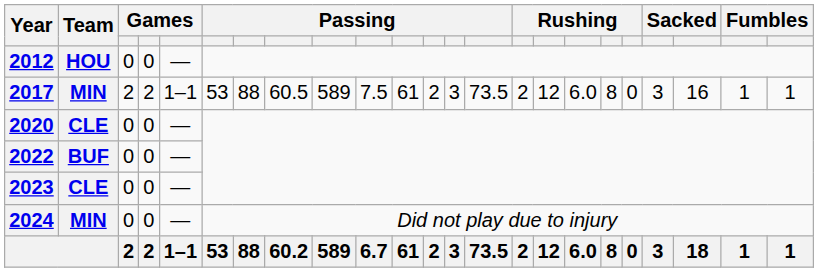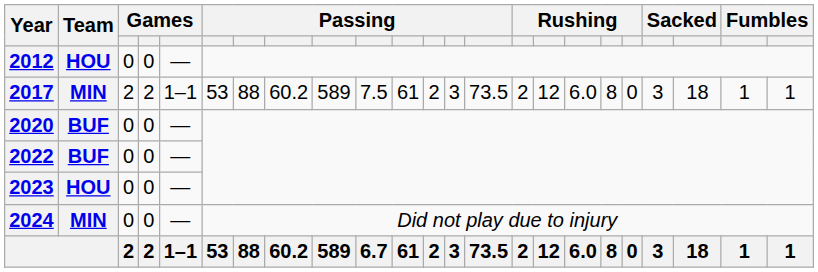(289, 93) 60.5 -> (289, 93) 60.2
(697, 93) 16 -> (697, 93) 18
(88, 124) CLE -> (88, 124) BUF
(88, 188) CLE -> (88, 188) HOU
